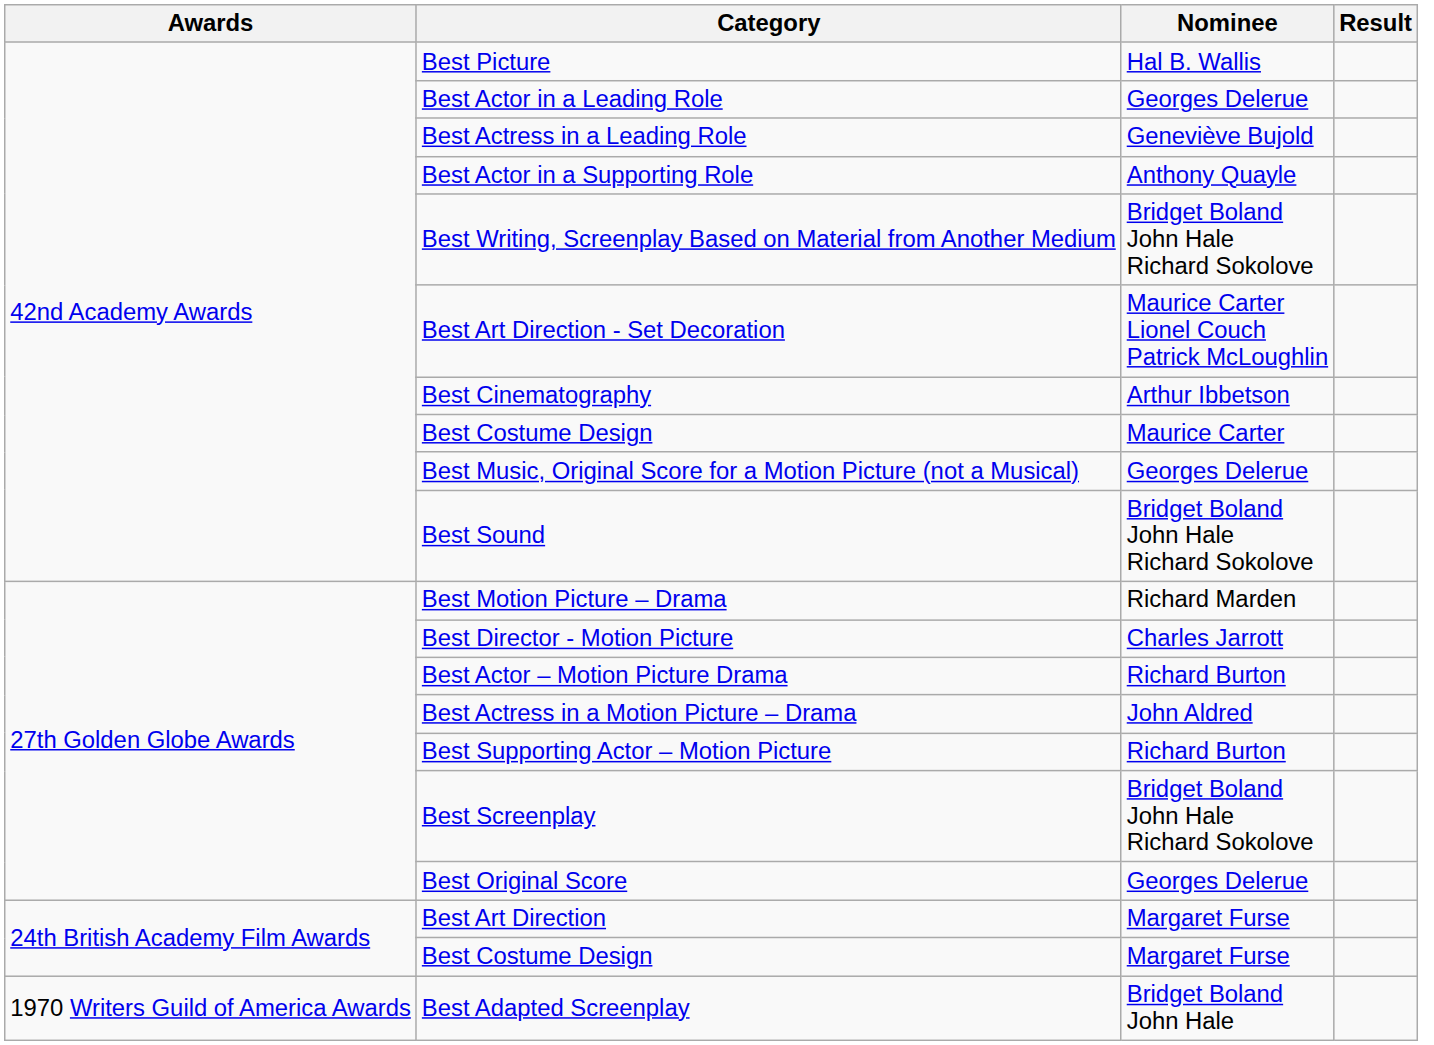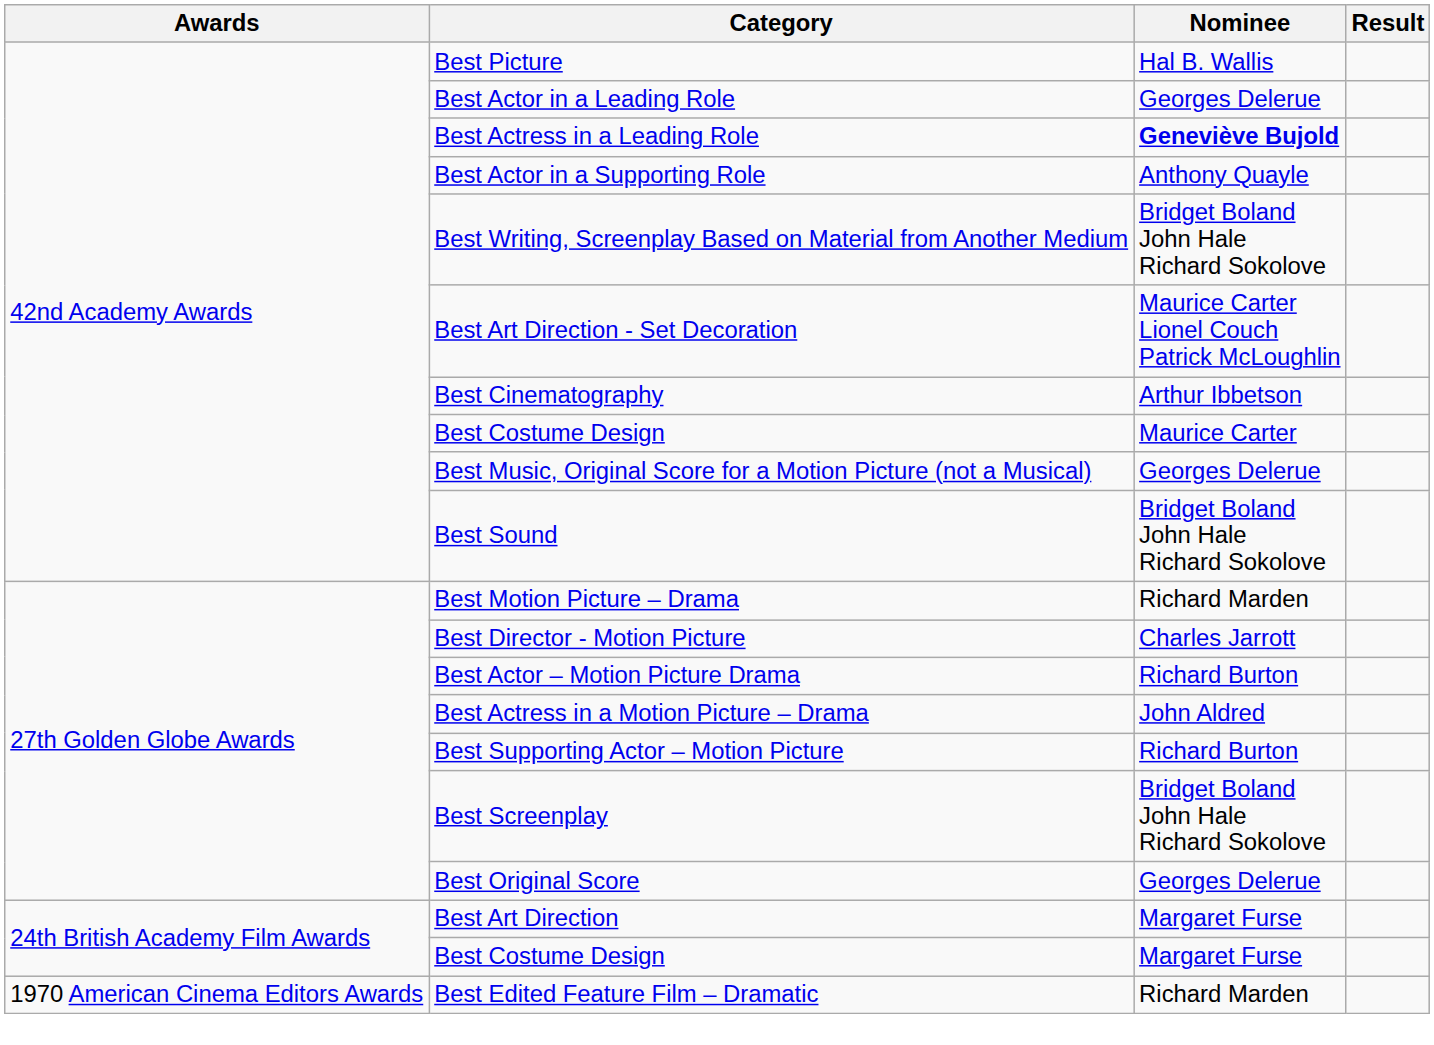(1220, 136) normal -> (1239, 136) bold
+ row: (217, 994)
- row: (211, 1007)
